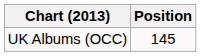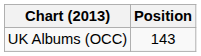(163, 39) 145 -> (163, 39) 143
